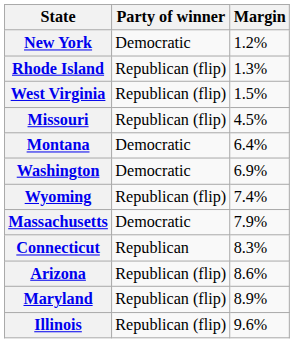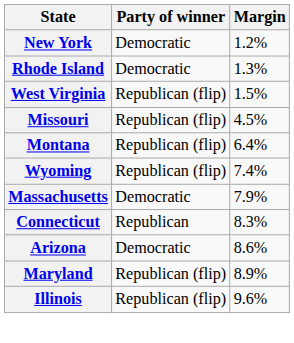(171, 68) Republican (flip) -> (153, 68) Democratic
(153, 145) Democratic -> (171, 145) Republican (flip)
- row: (58, 171)
(171, 273) Republican (flip) -> (153, 247) Democratic
